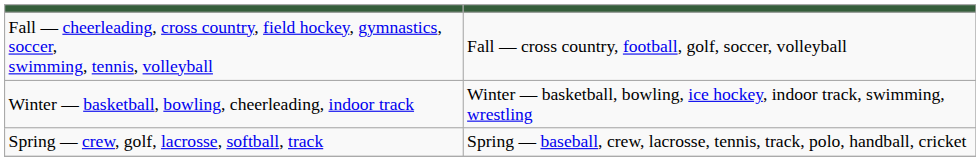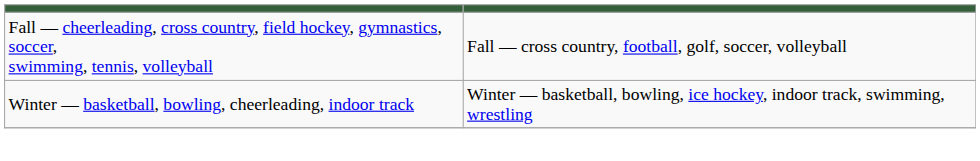- row: (166, 141)
